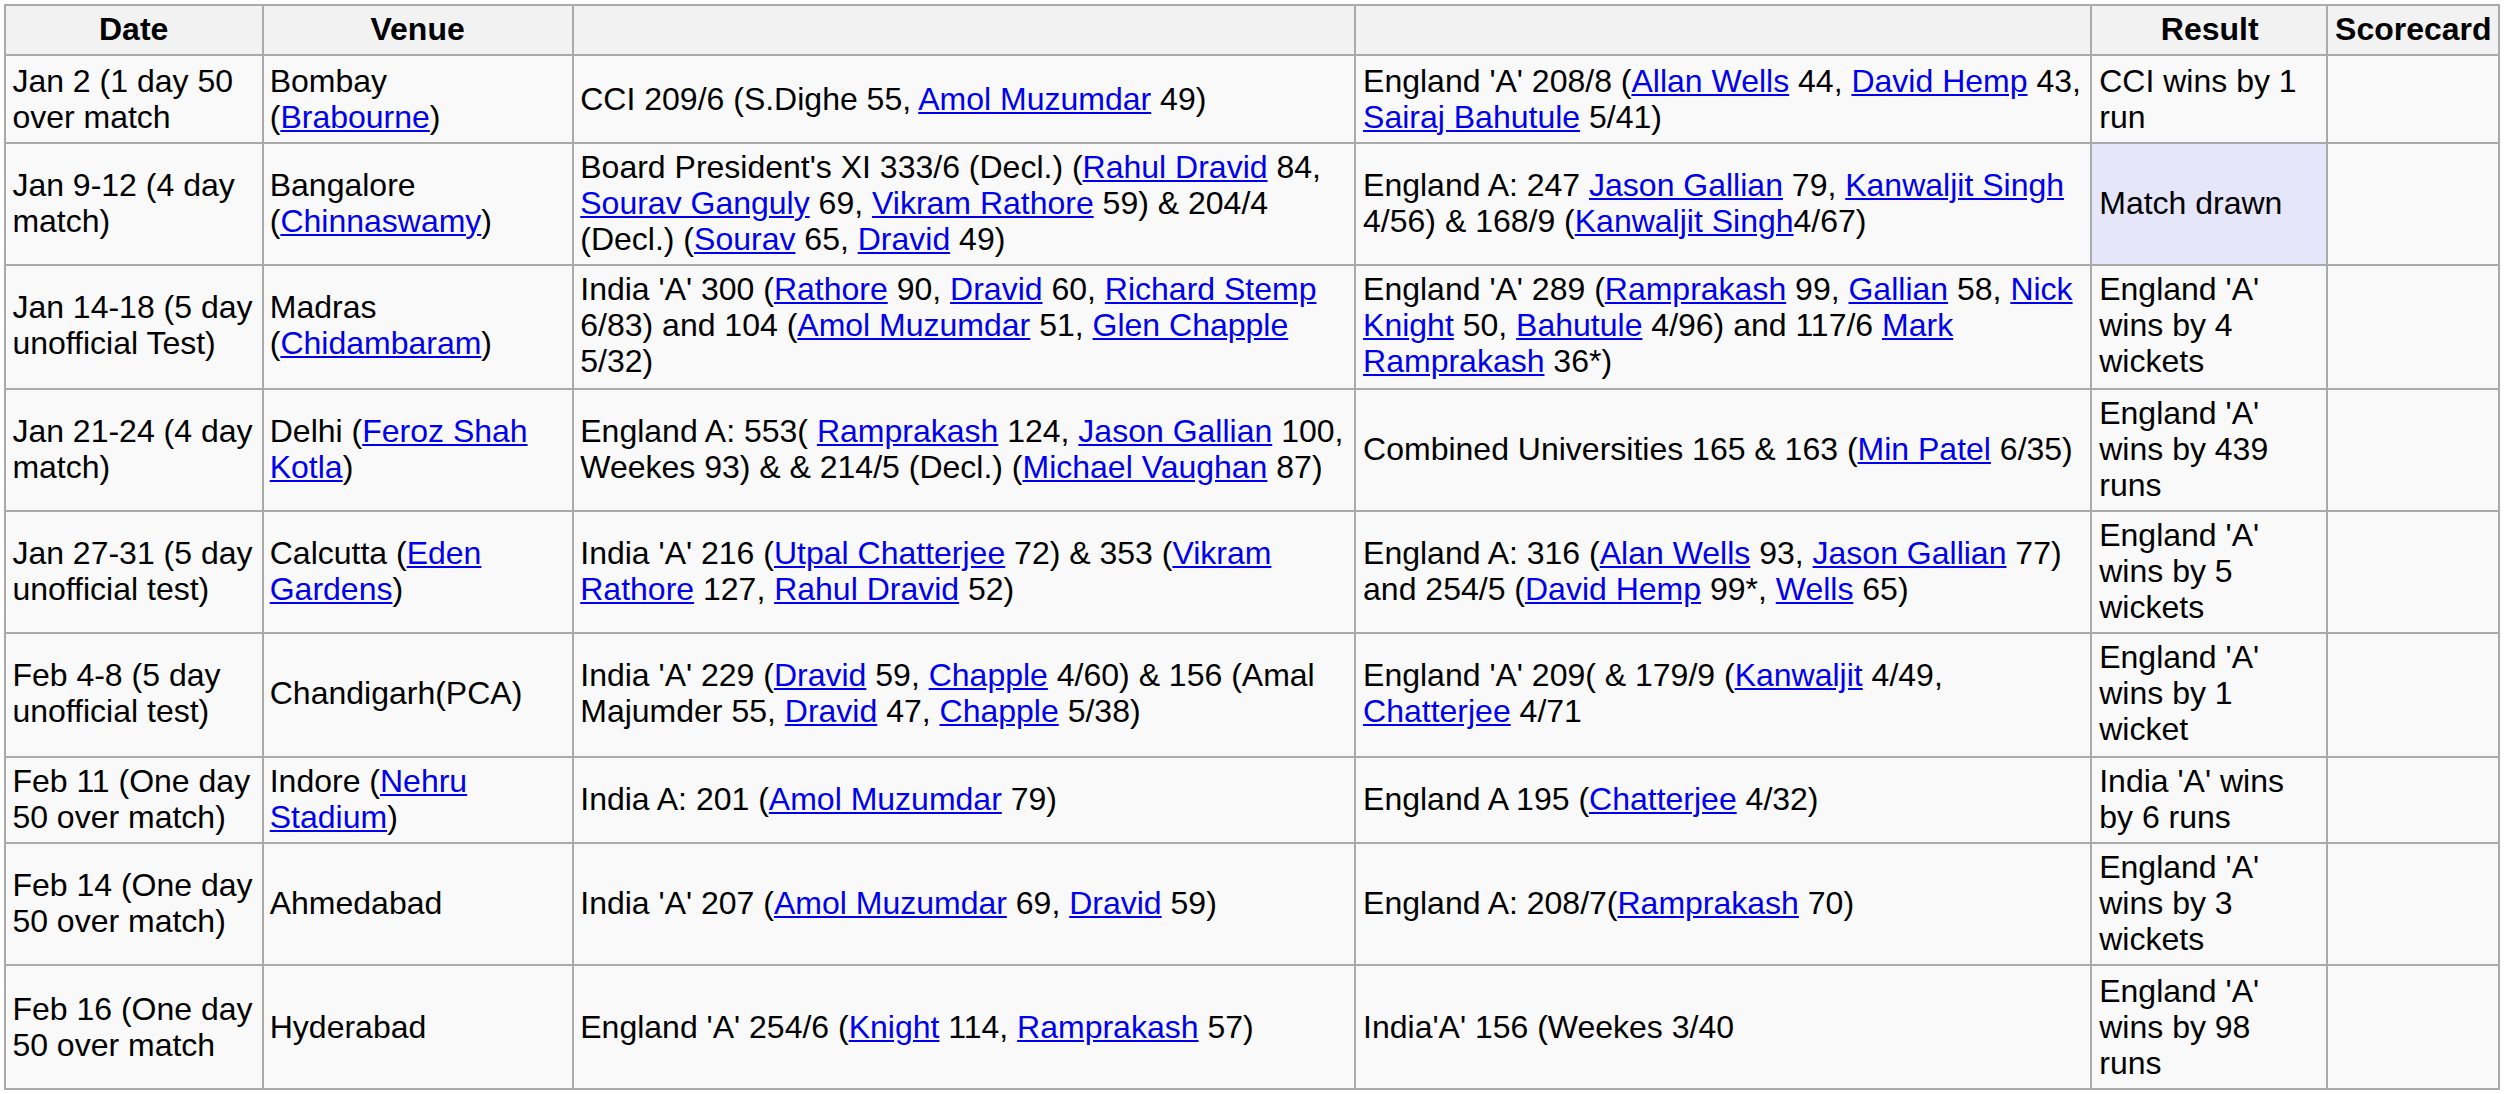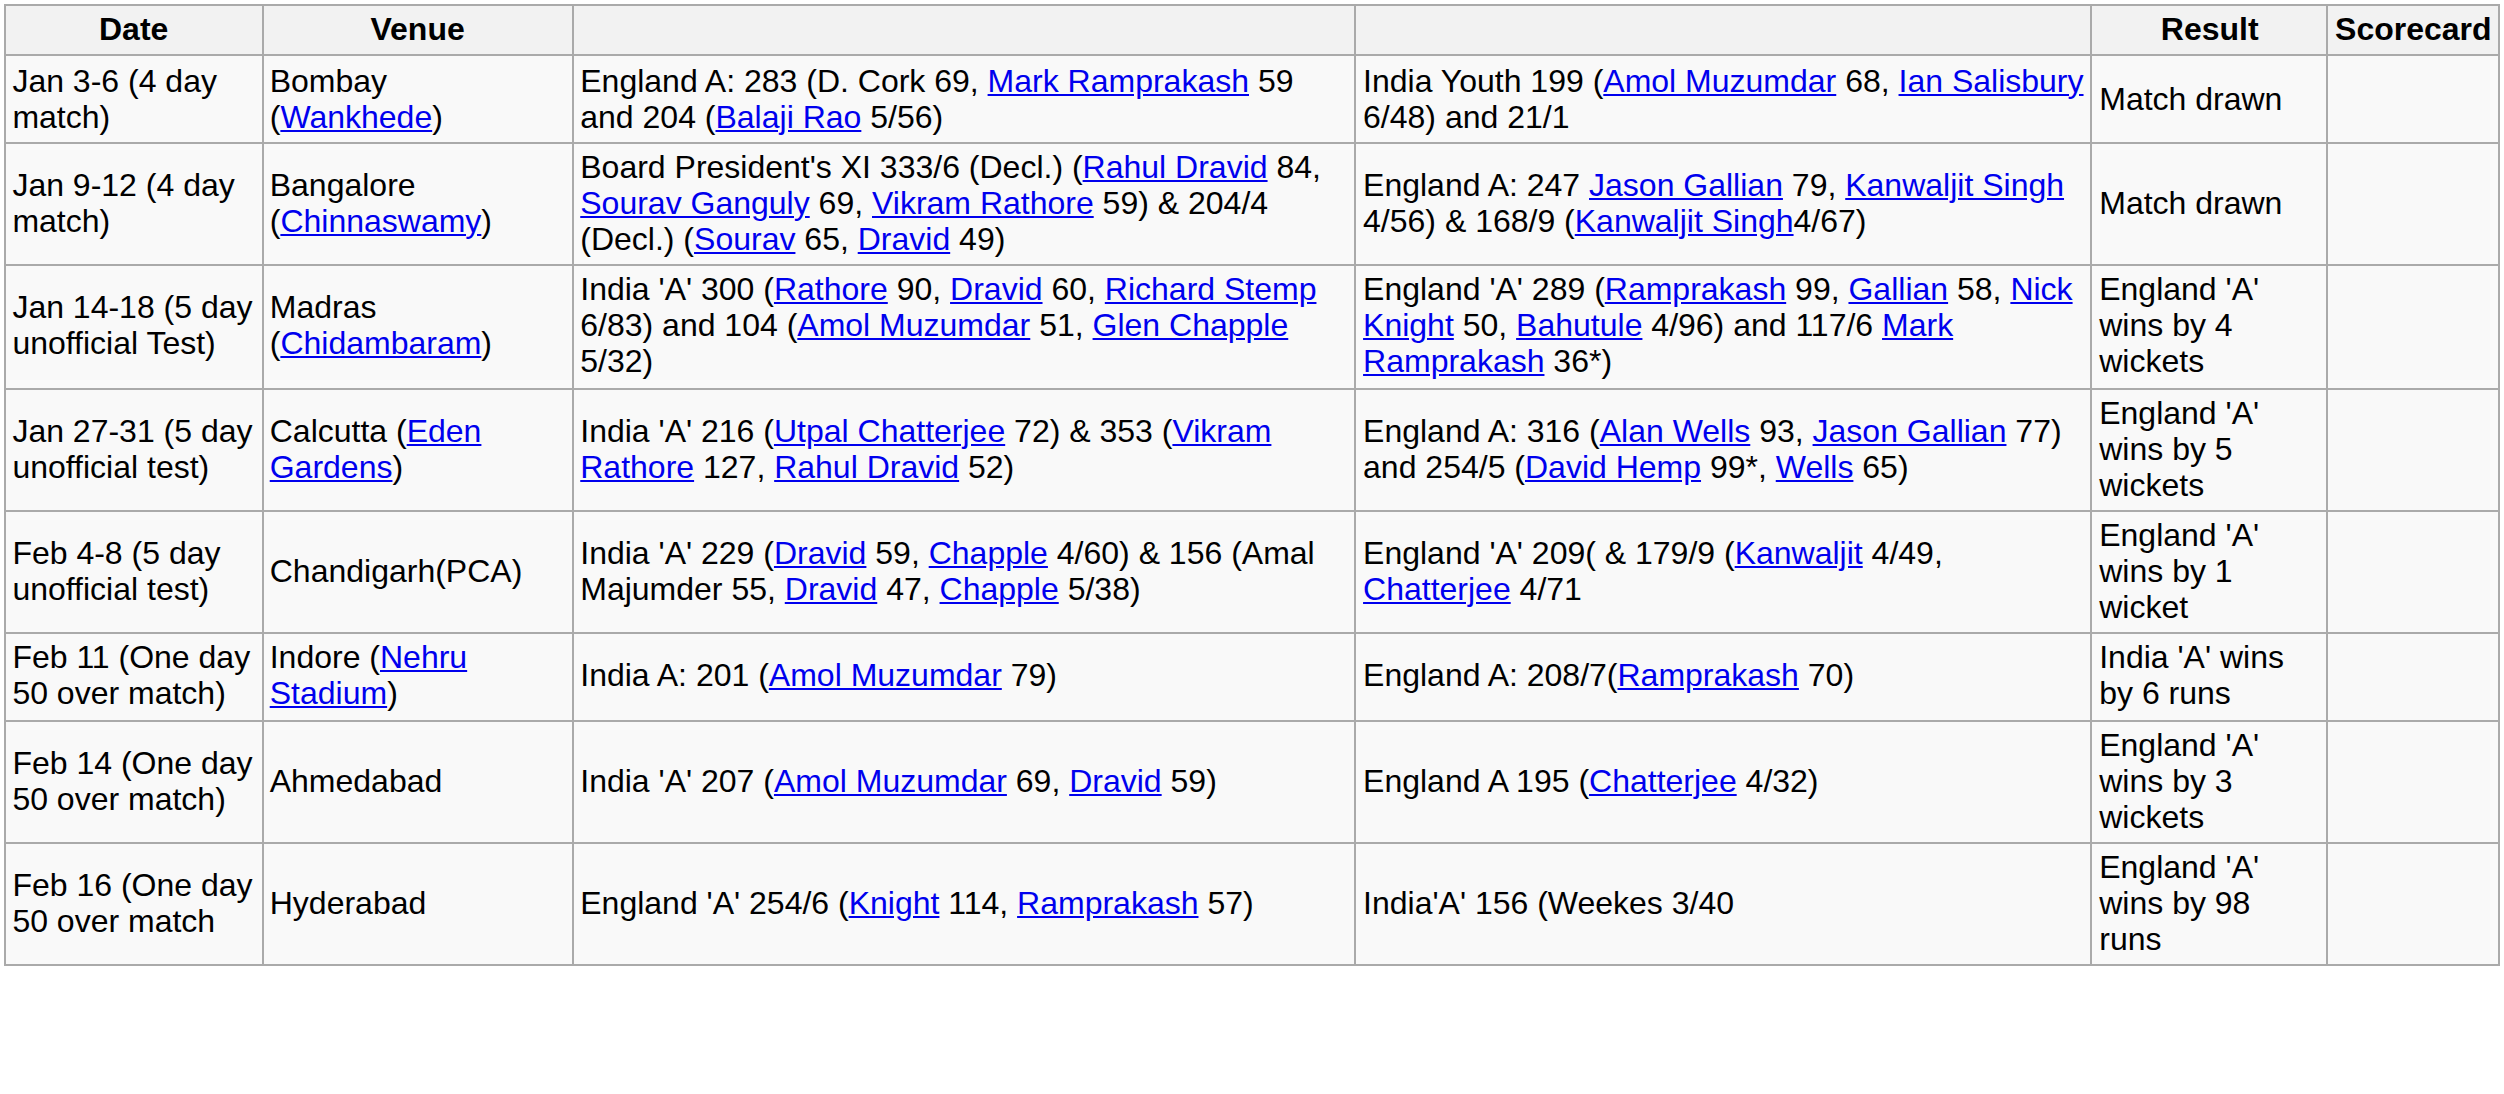- row: (123, 98)
+ row: (115, 98)
(2191, 203) lavender background -> (2191, 203) no background
- row: (132, 448)
(1591, 799) England A 195 (Chatterjee 4/32) -> (1609, 676) England A: 208/7(Ramprakash 70)
(1609, 903) England A: 208/7(Ramprakash 70) -> (1591, 781) England A 195 (Chatterjee 4/32)
